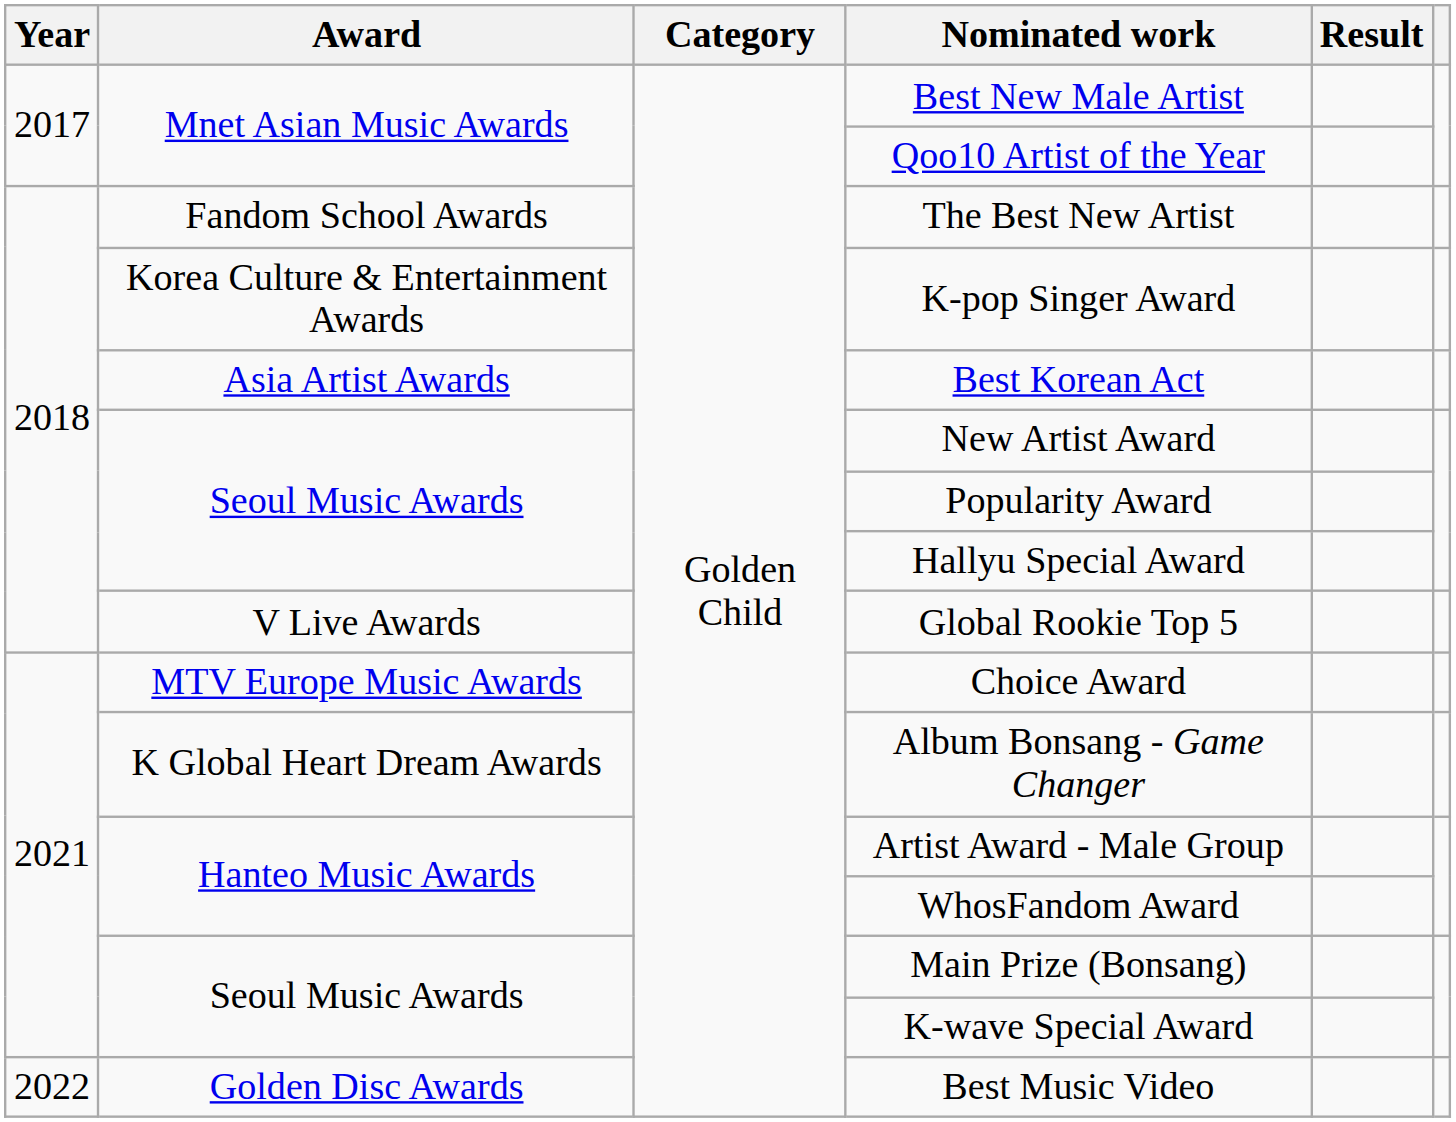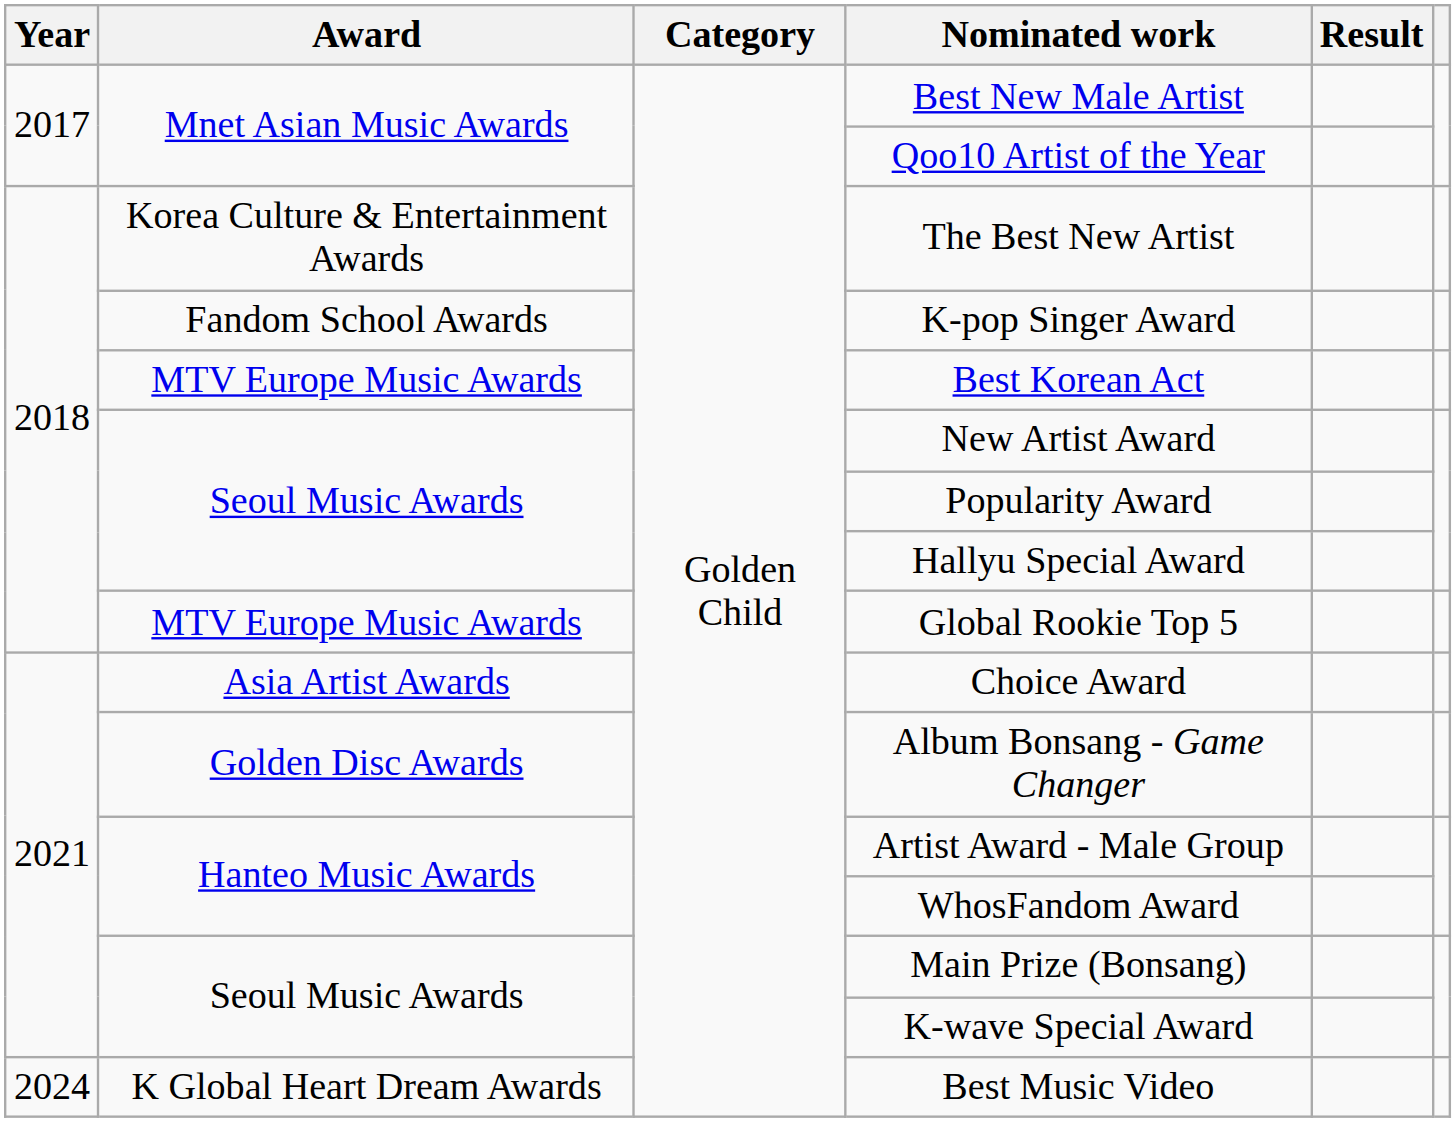(367, 215) Fandom School Awards -> (367, 237) Korea Culture & Entertainment Awards
(367, 297) Korea Culture & Entertainment Awards -> (367, 319) Fandom School Awards
(367, 379) Asia Artist Awards -> (367, 379) MTV Europe Music Awards
(367, 621) V Live Awards -> (367, 621) MTV Europe Music Awards
(367, 681) MTV Europe Music Awards -> (367, 681) Asia Artist Awards
(367, 763) K Global Heart Dream Awards -> (367, 763) Golden Disc Awards
(52, 1086) 2022 -> (52, 1086) 2024
(367, 1086) Golden Disc Awards -> (367, 1086) K Global Heart Dream Awards
